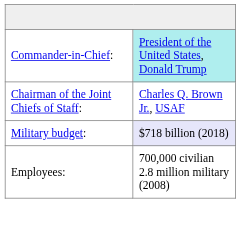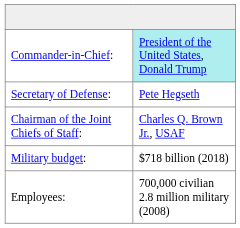+ row: (61, 94)
(184, 133) lavender background -> (184, 158) no background
